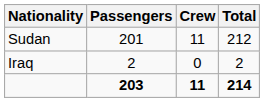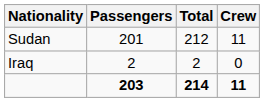columns swapped: (197, 16) <-> (239, 16)
